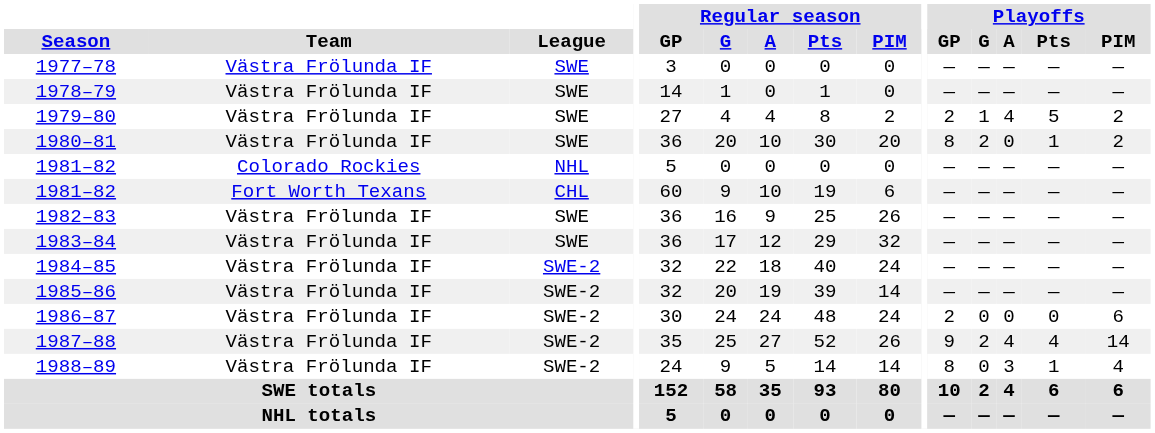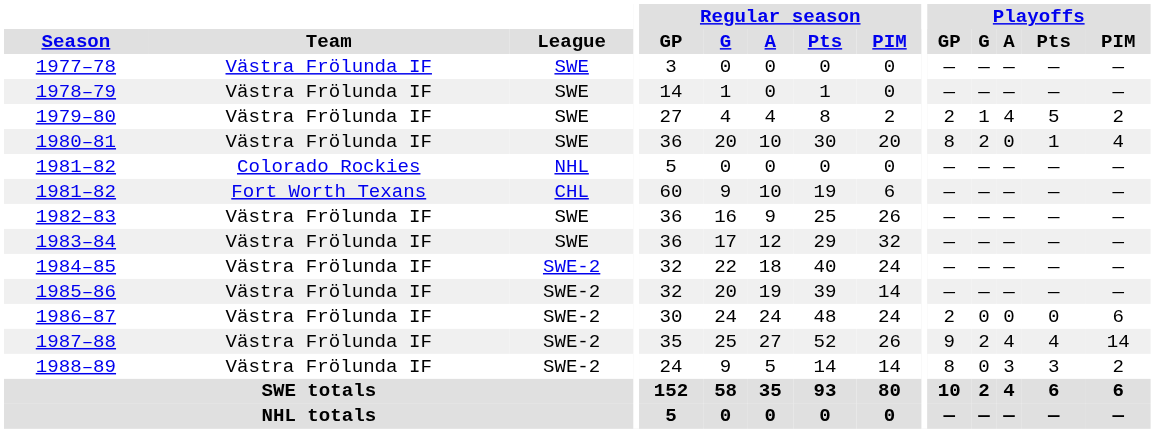(1118, 141) 2 -> (1118, 141) 4
(1054, 366) 1 -> (1054, 366) 3
(1118, 366) 4 -> (1118, 366) 2
